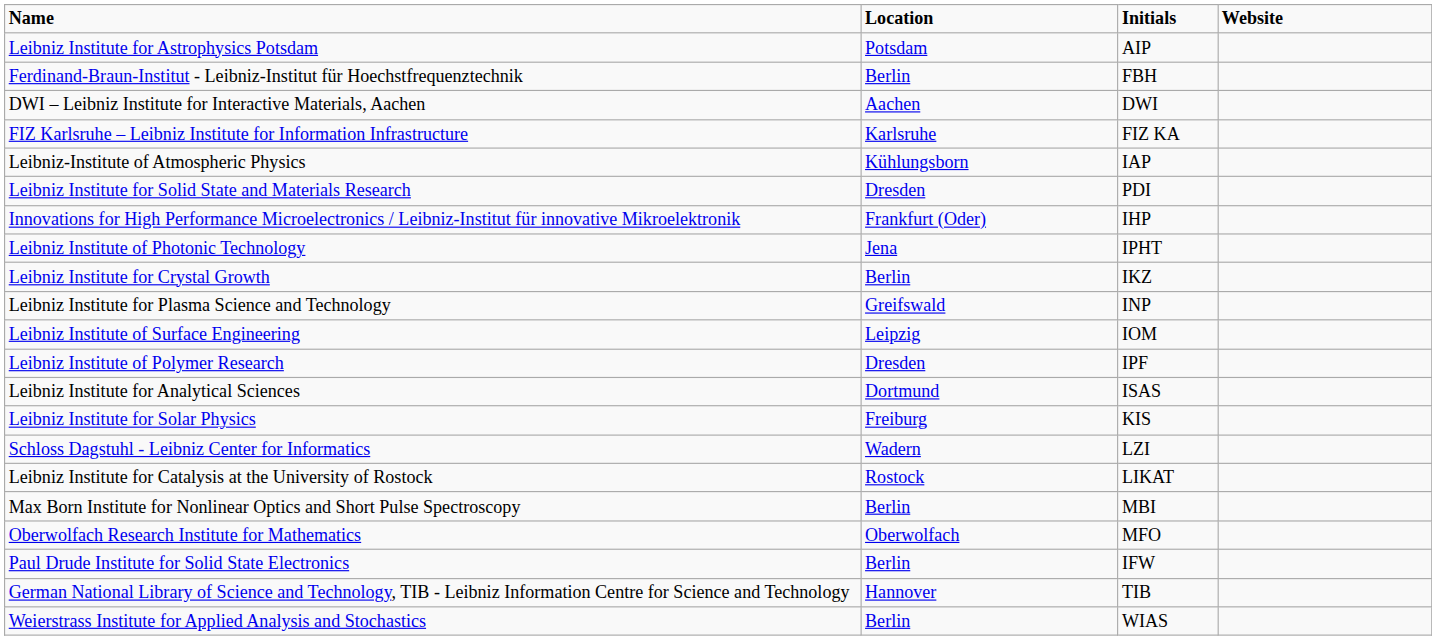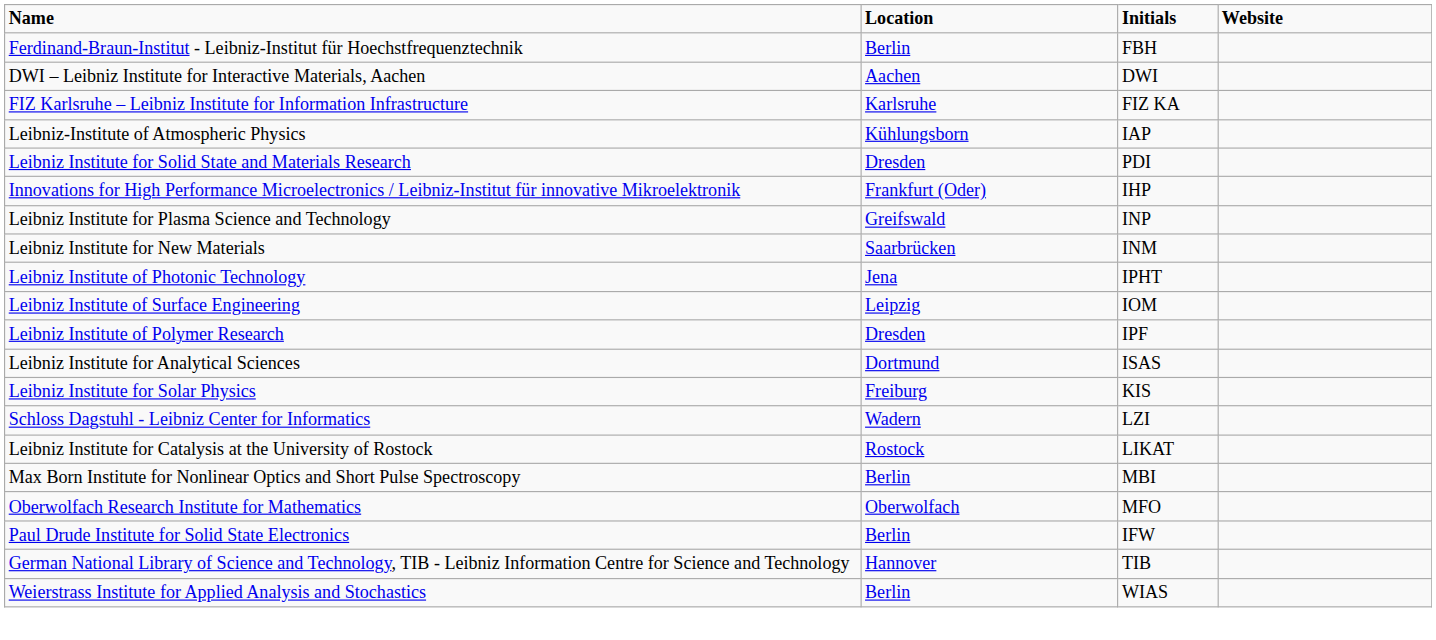- row: (163, 47)
rows swapped: (157, 248) <-> (200, 305)
- row: (139, 276)
+ row: (137, 248)
